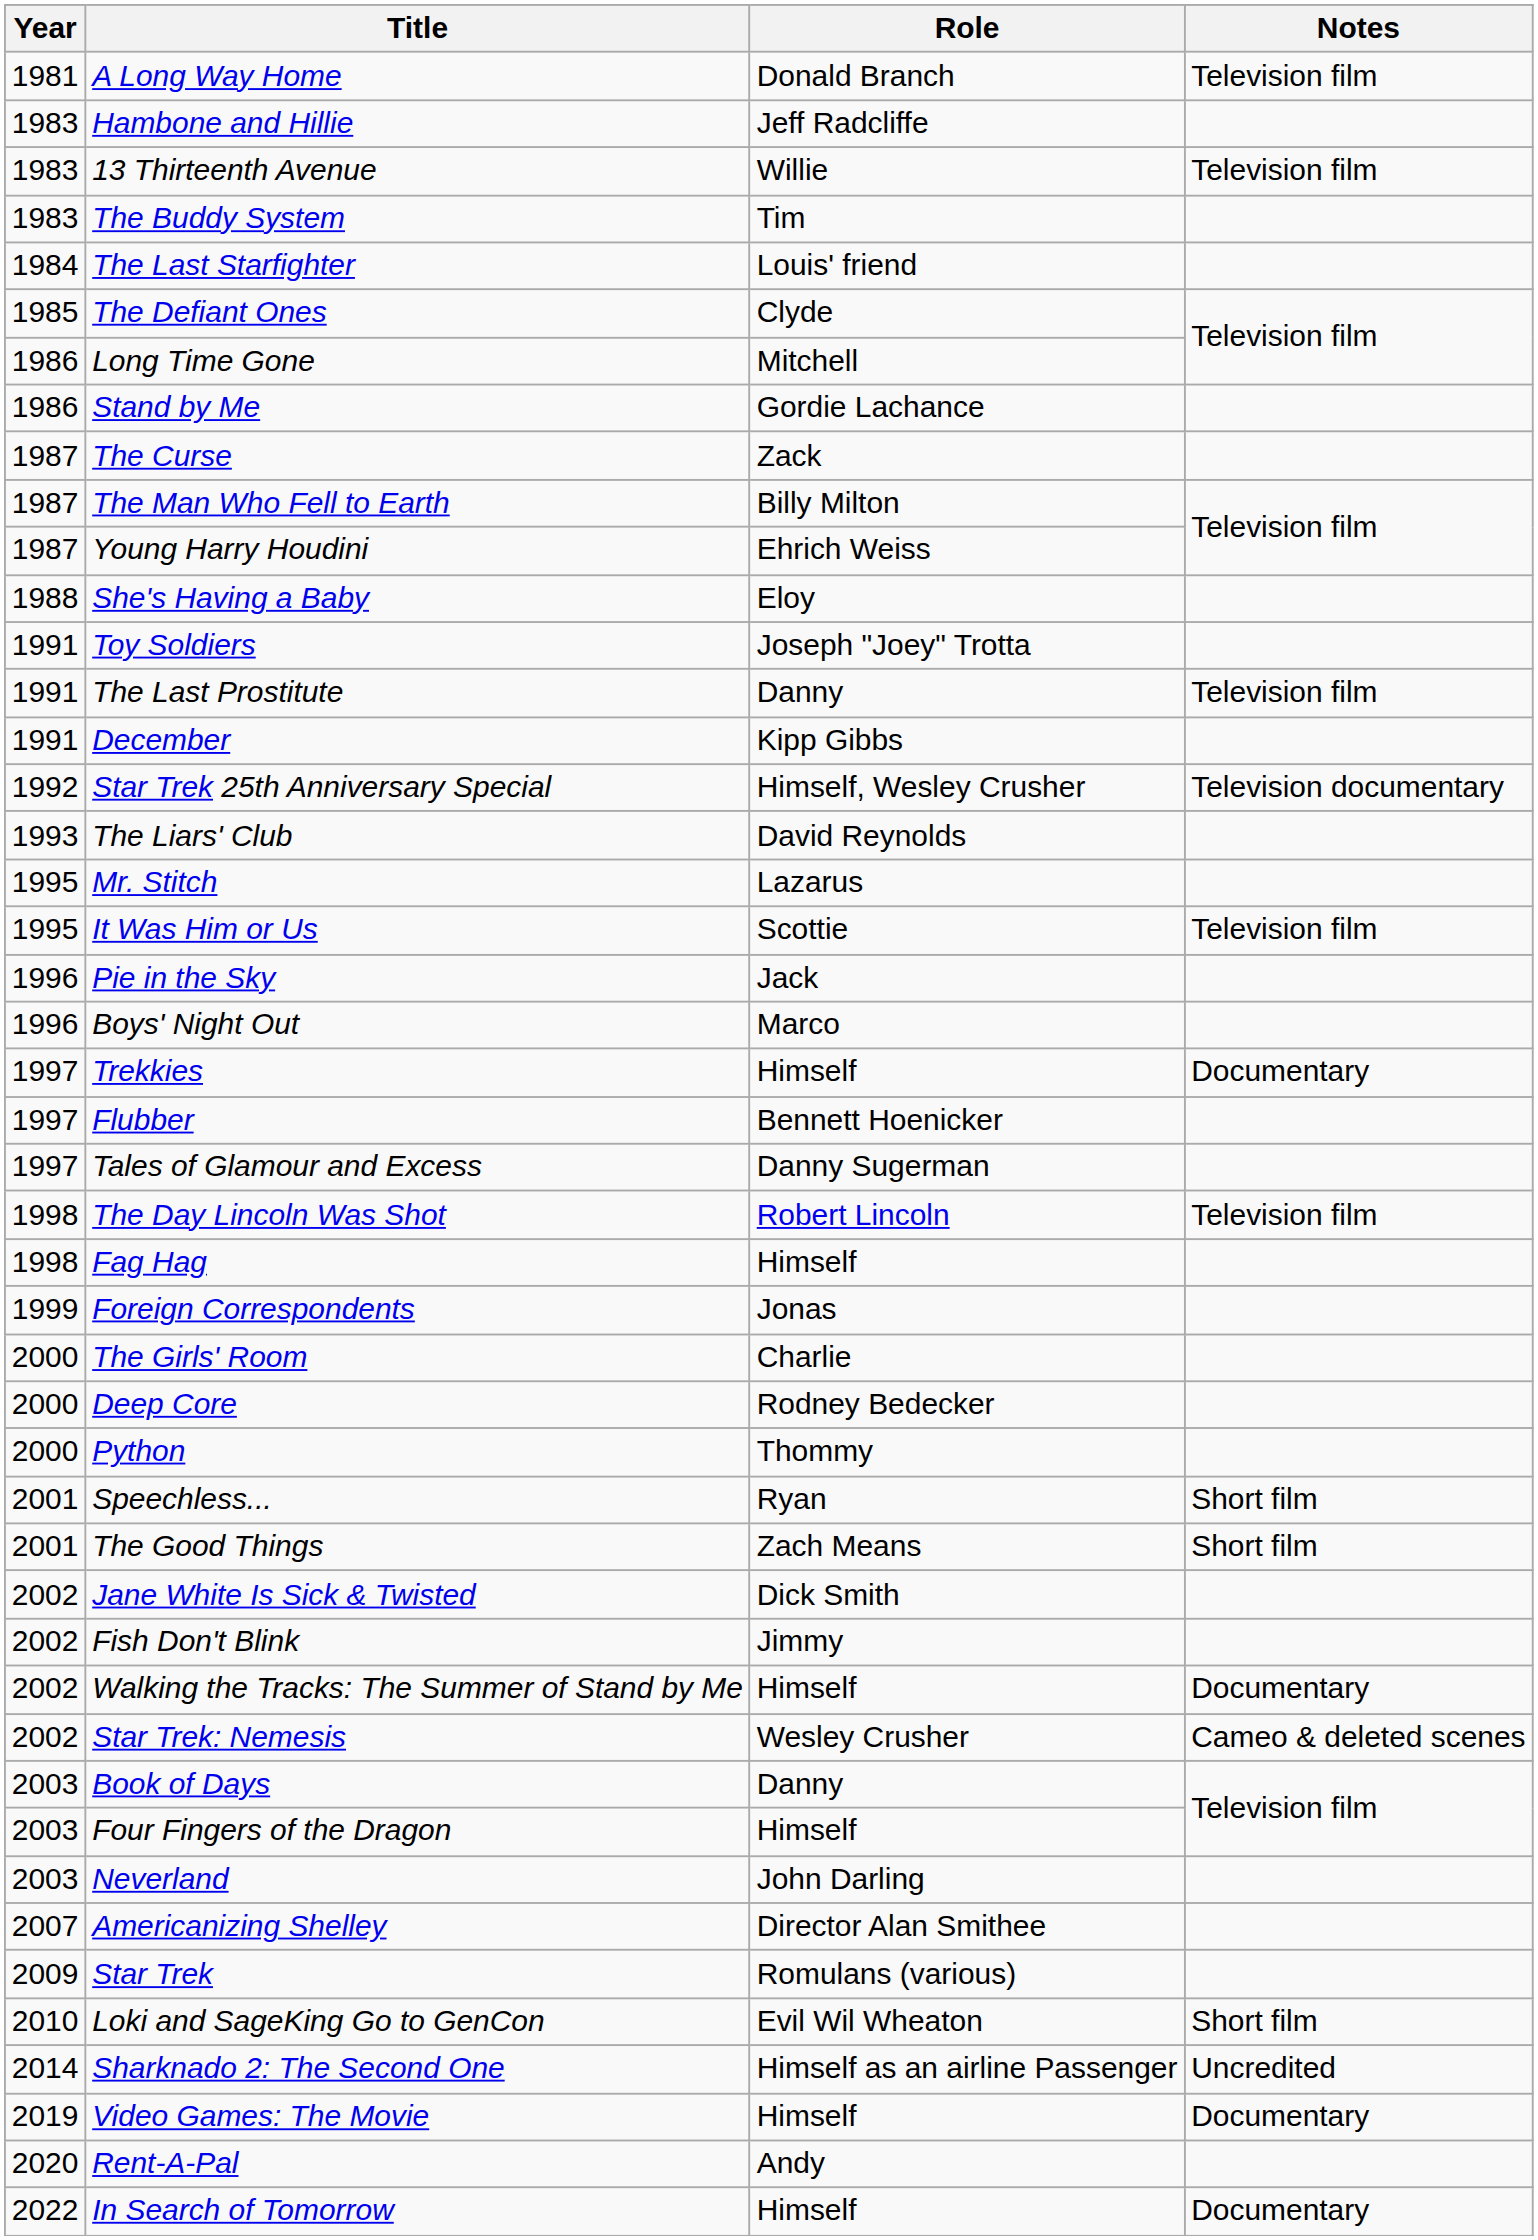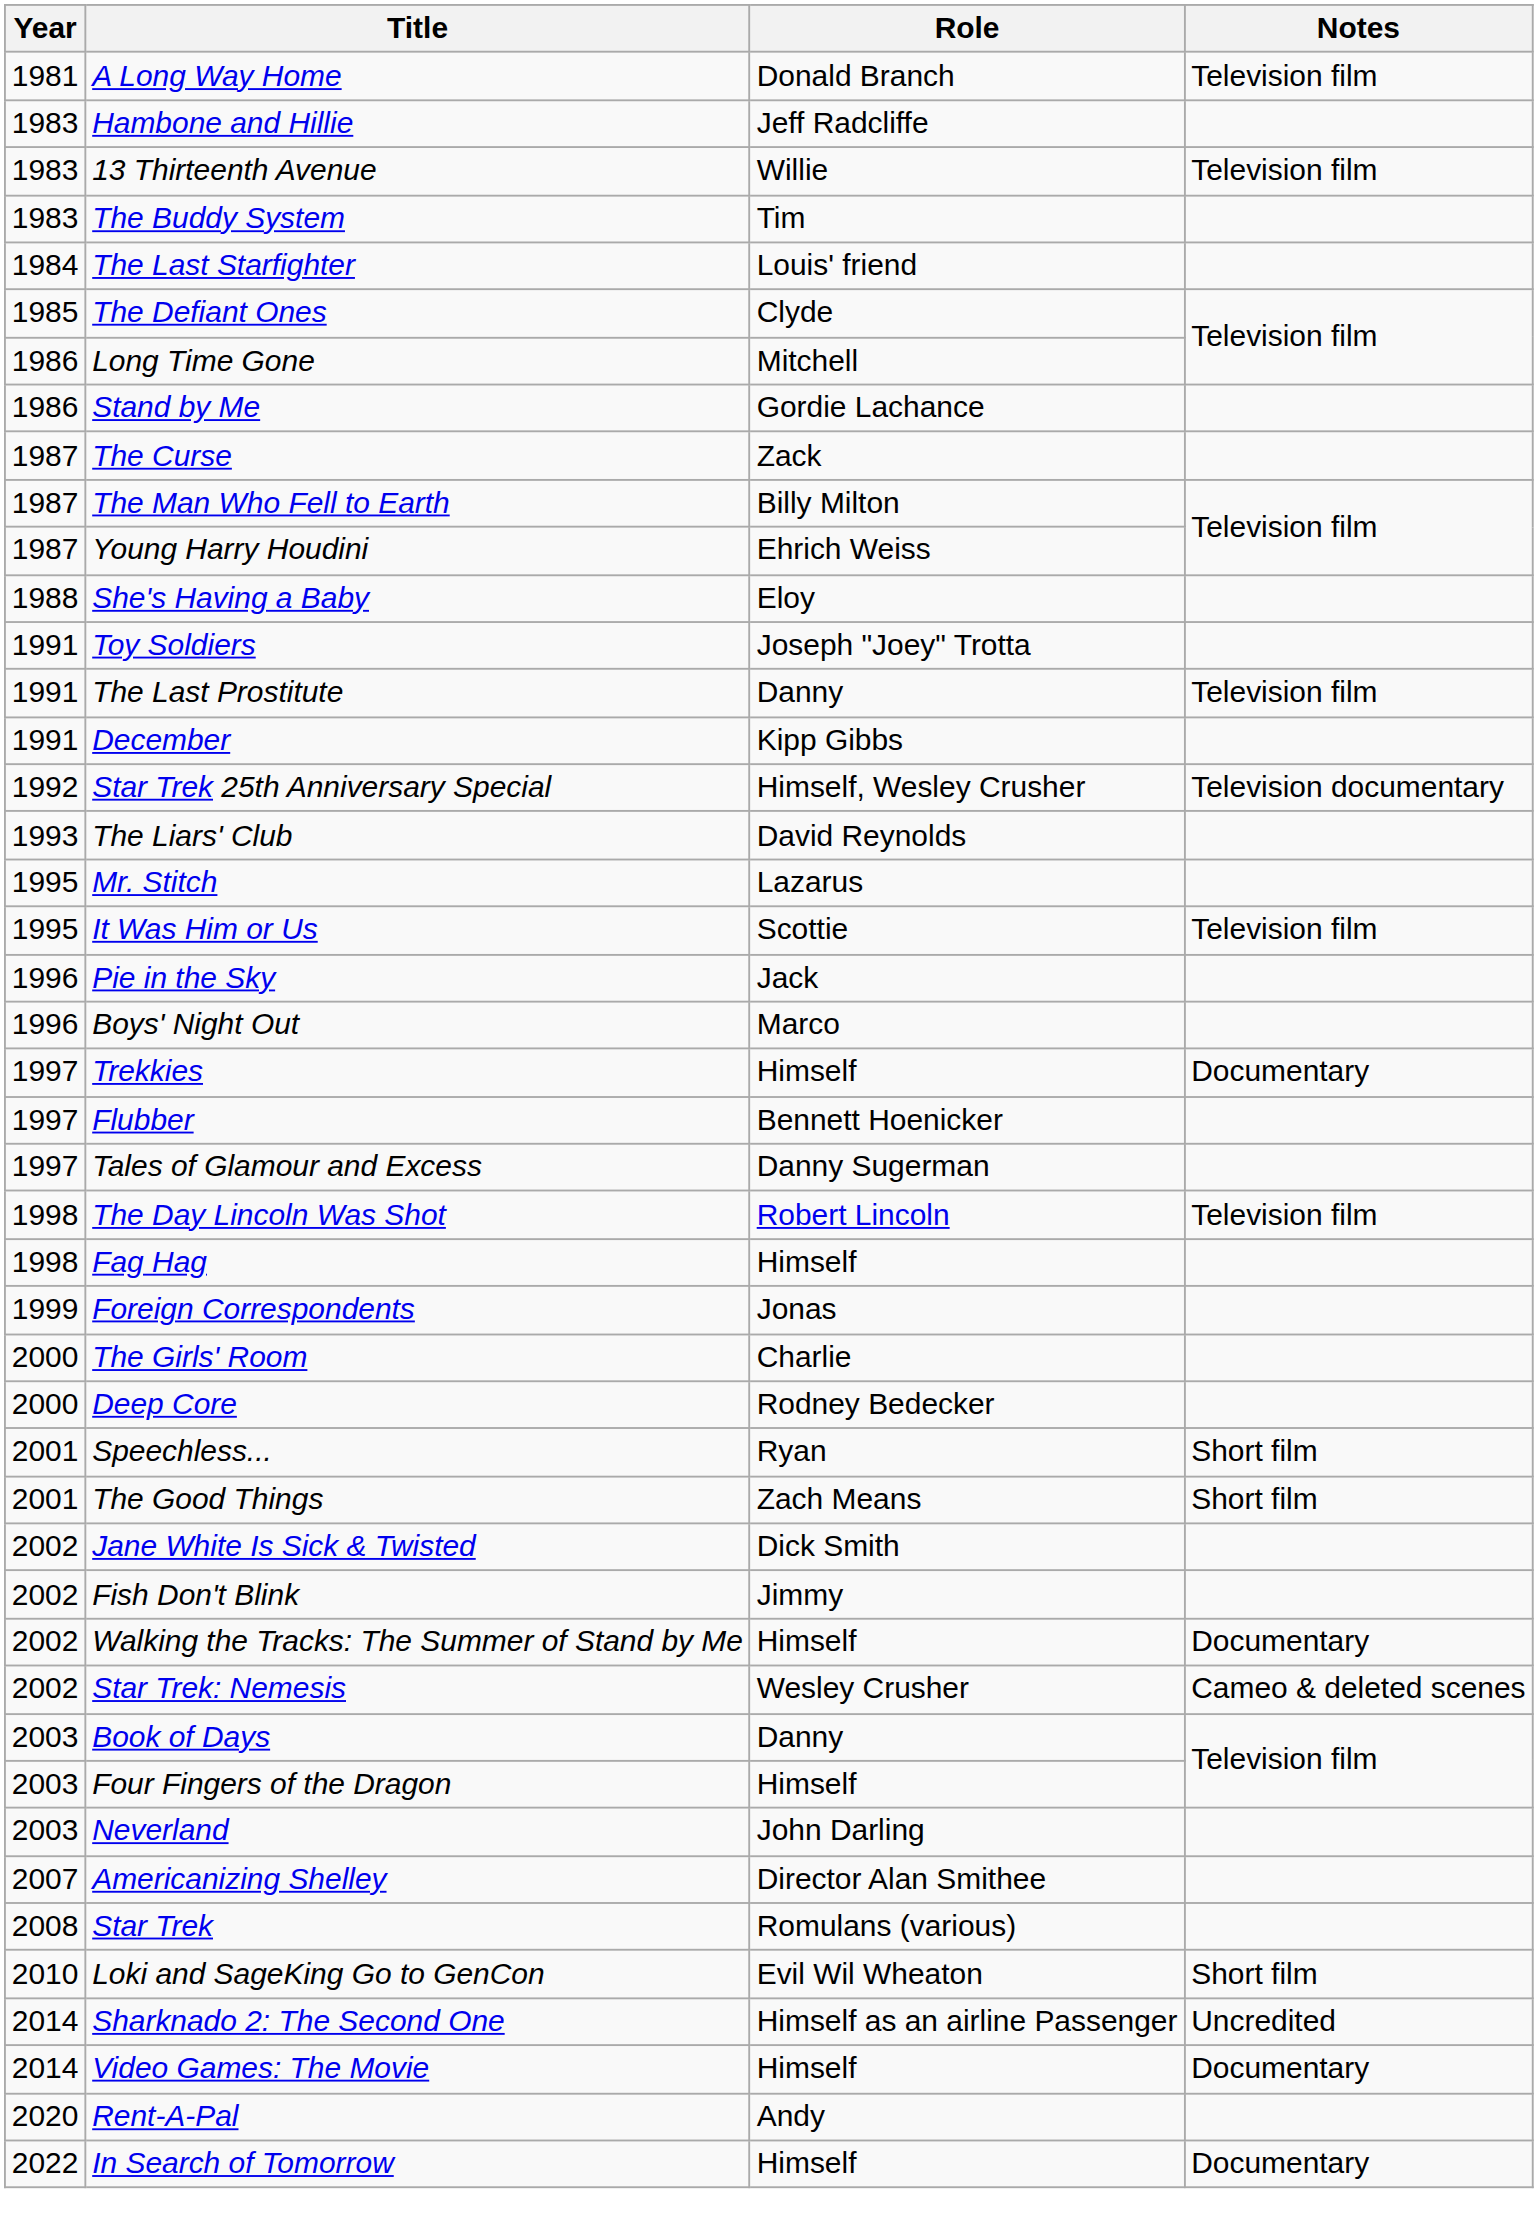- row: (139, 1451)
(45, 1973) 2009 -> (45, 1926) 2008
(45, 2116) 2019 -> (45, 2068) 2014
